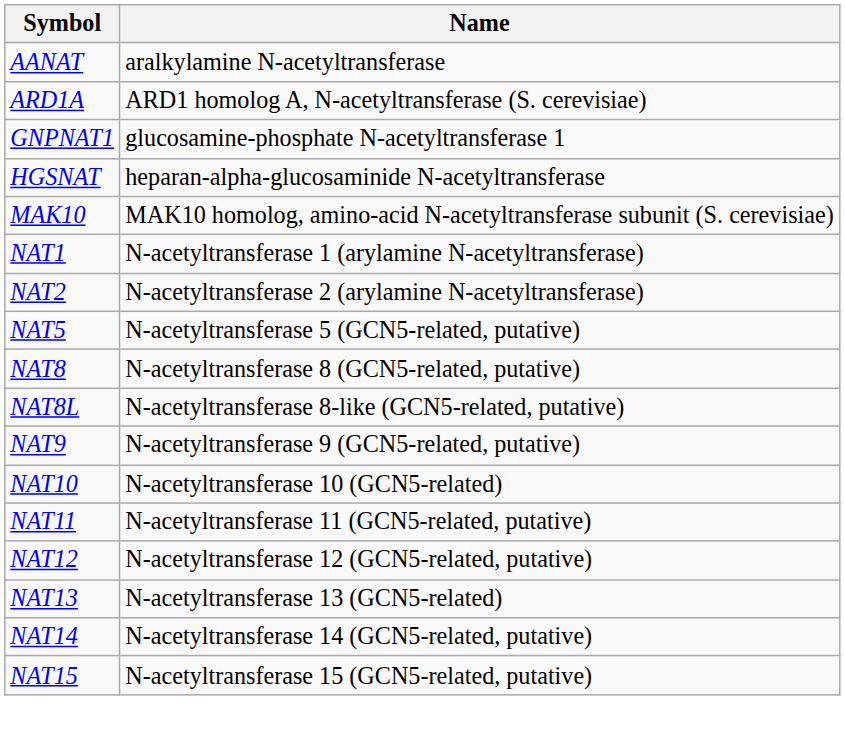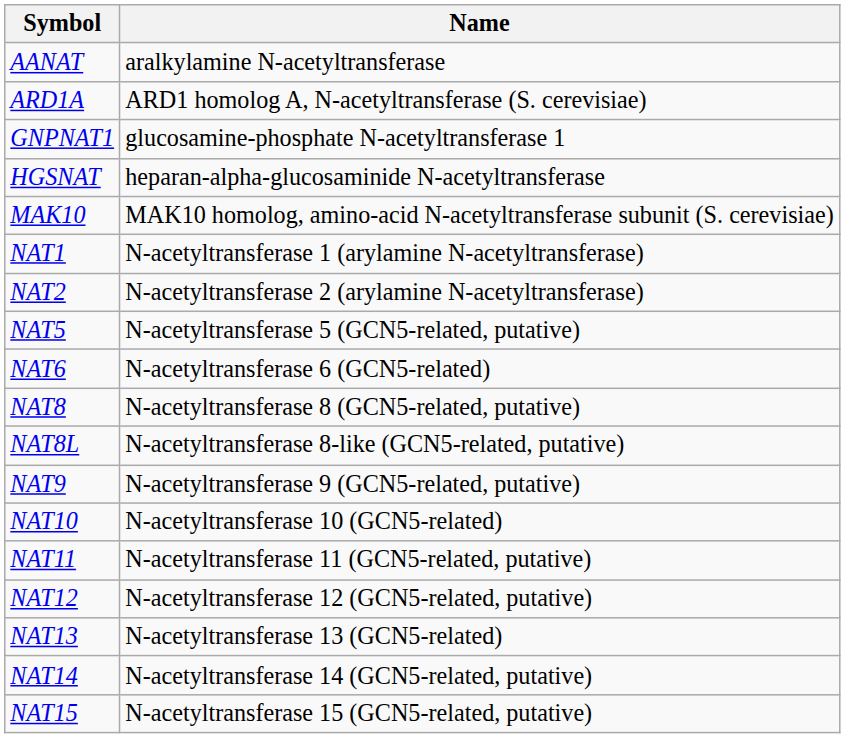+ row: (38, 368)
